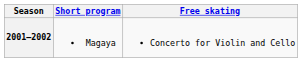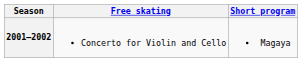columns swapped: (88, 11) <-> (210, 11)
